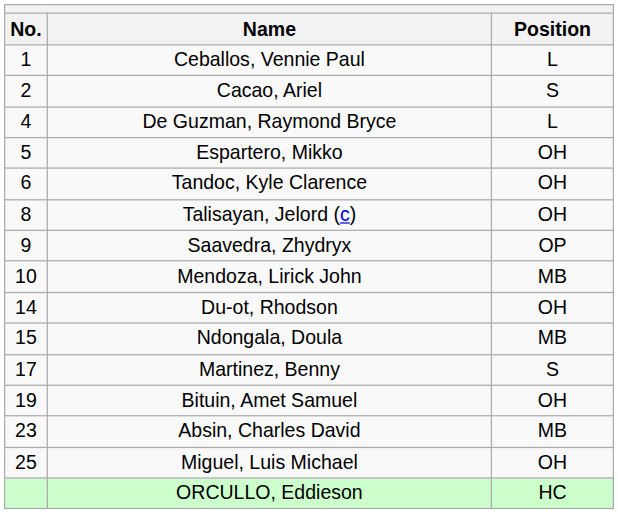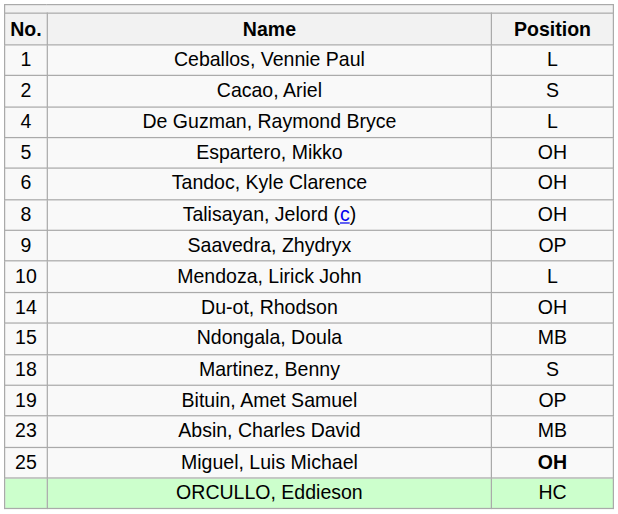(553, 276) MB -> (553, 276) L
(26, 369) 17 -> (26, 369) 18
(553, 400) OH -> (553, 400) OP
(553, 462) normal -> (553, 462) bold
